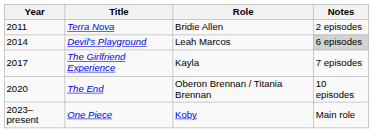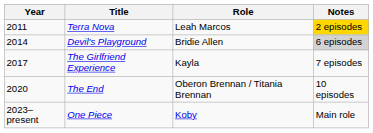(199, 27) Bridie Allen -> (203, 27) Leah Marcos
(339, 27) no background -> (339, 27) gold background
(203, 42) Leah Marcos -> (199, 42) Bridie Allen
